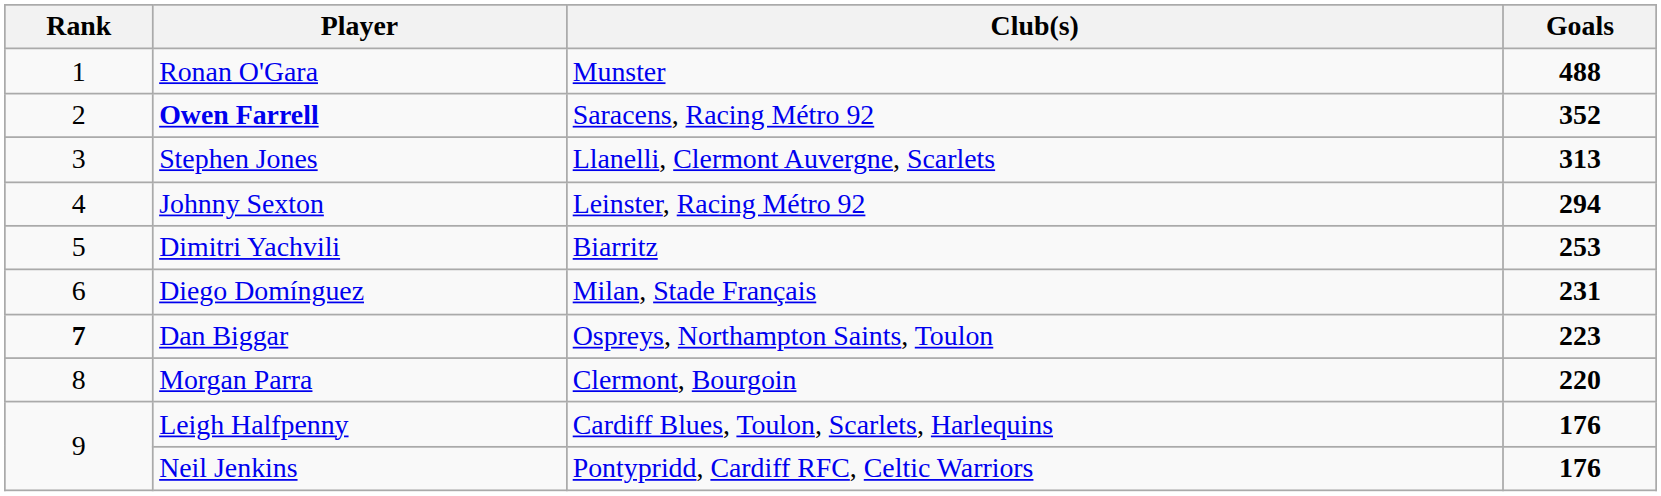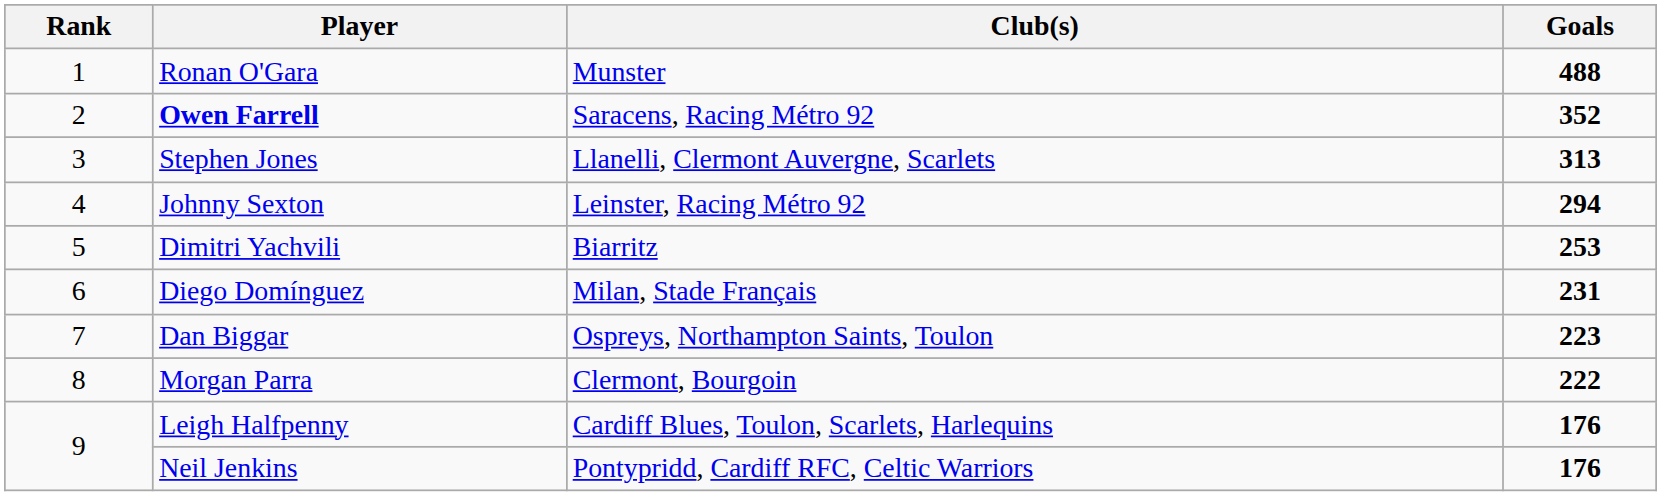(79, 335) bold -> (79, 335) normal
(1580, 379) 220 -> (1580, 379) 222
